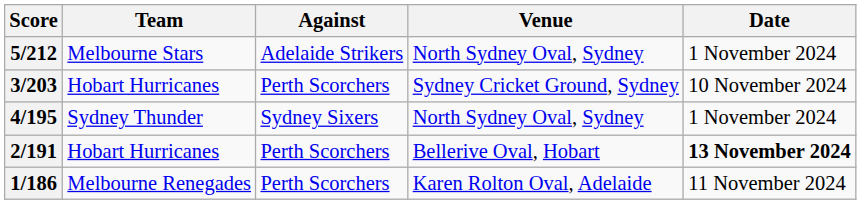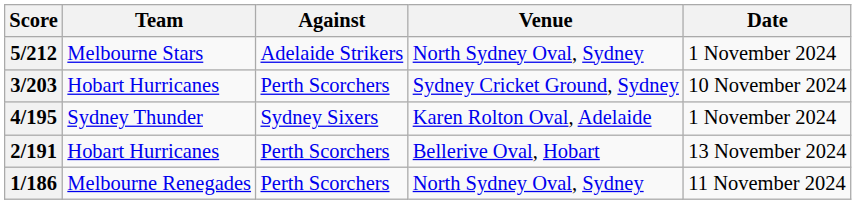(528, 118) North Sydney Oval, Sydney -> (532, 118) Karen Rolton Oval, Adelaide
(769, 150) bold -> (767, 150) normal
(532, 183) Karen Rolton Oval, Adelaide -> (528, 183) North Sydney Oval, Sydney
